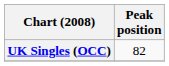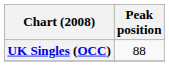(139, 50) 82 -> (139, 50) 88
